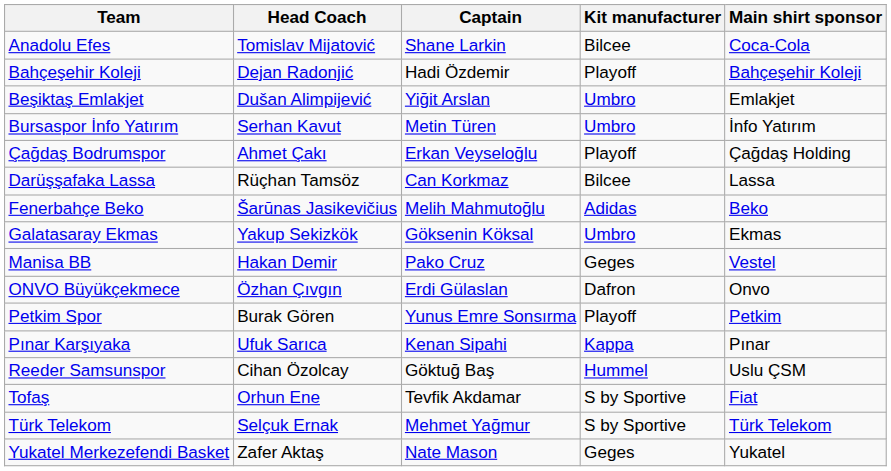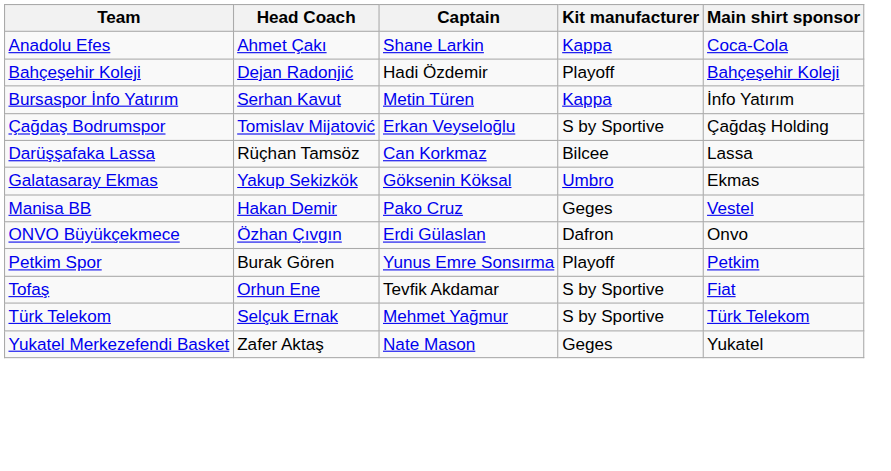(306, 45) Tomislav Mijatović -> (282, 45) Ahmet Çakı
(607, 45) Bilcee -> (587, 45) Kappa
- row: (76, 99)
(610, 126) Umbro -> (587, 99) Kappa
(282, 153) Ahmet Çakı -> (306, 126) Tomislav Mijatović
(610, 153) Playoff -> (613, 126) S by Sportive
- row: (76, 208)
- row: (69, 343)
- row: (87, 371)
